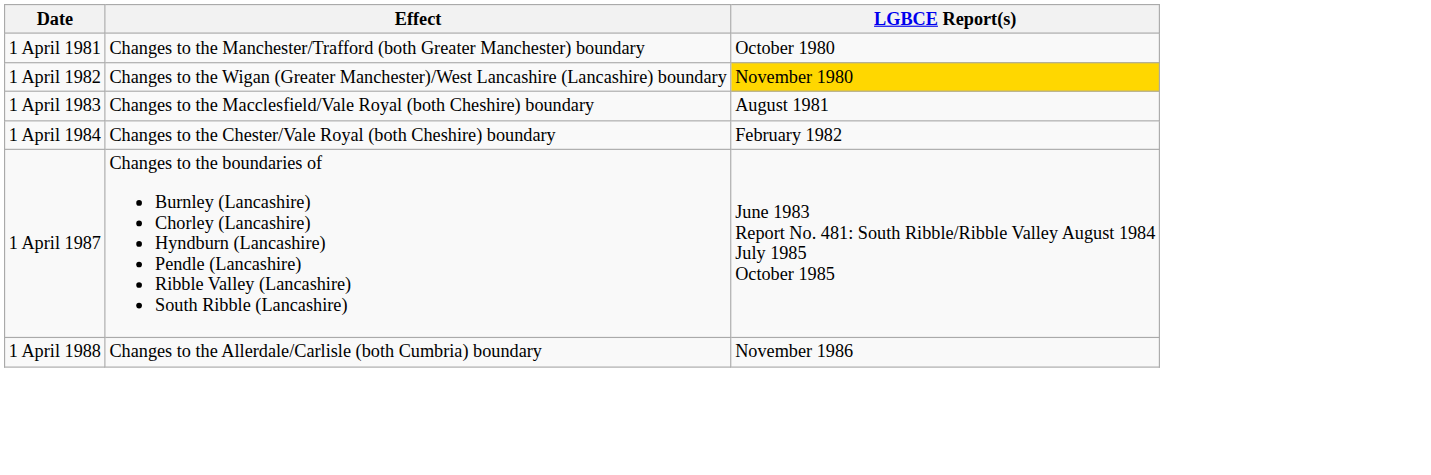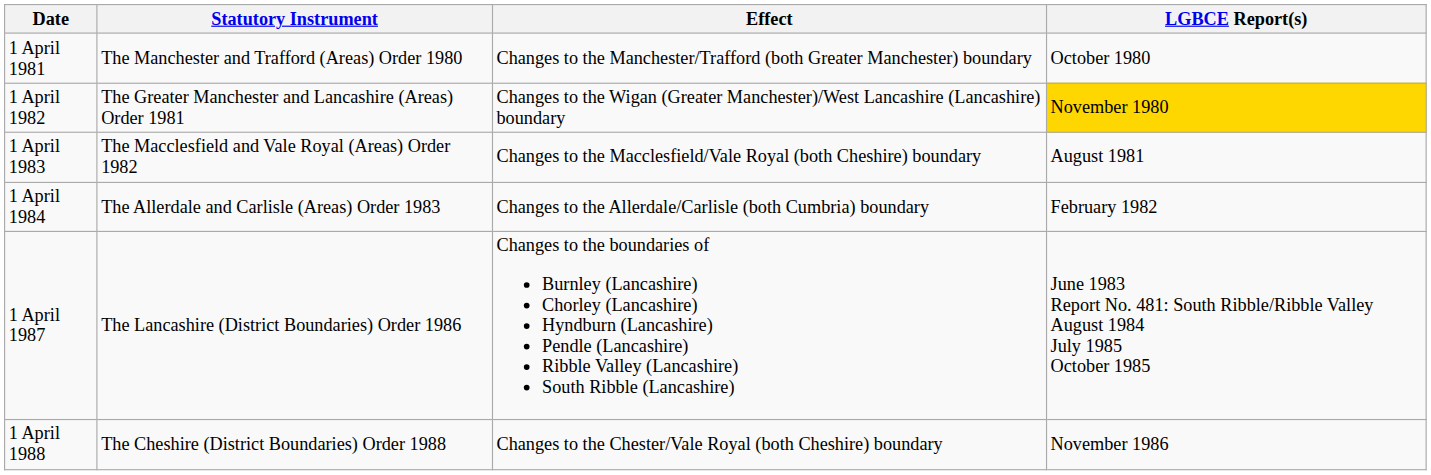+ column: (295, 18)
(333, 134) Changes to the Chester/Vale Royal (both Cheshire) boundary -> (713, 206) Changes to the Allerdale/Carlisle (both Cumbria) boundary
(326, 352) Changes to the Allerdale/Carlisle (both Cumbria) boundary -> (720, 444) Changes to the Chester/Vale Royal (both Cheshire) boundary
